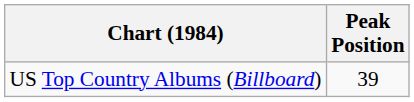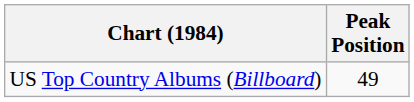(368, 79) 39 -> (368, 79) 49
